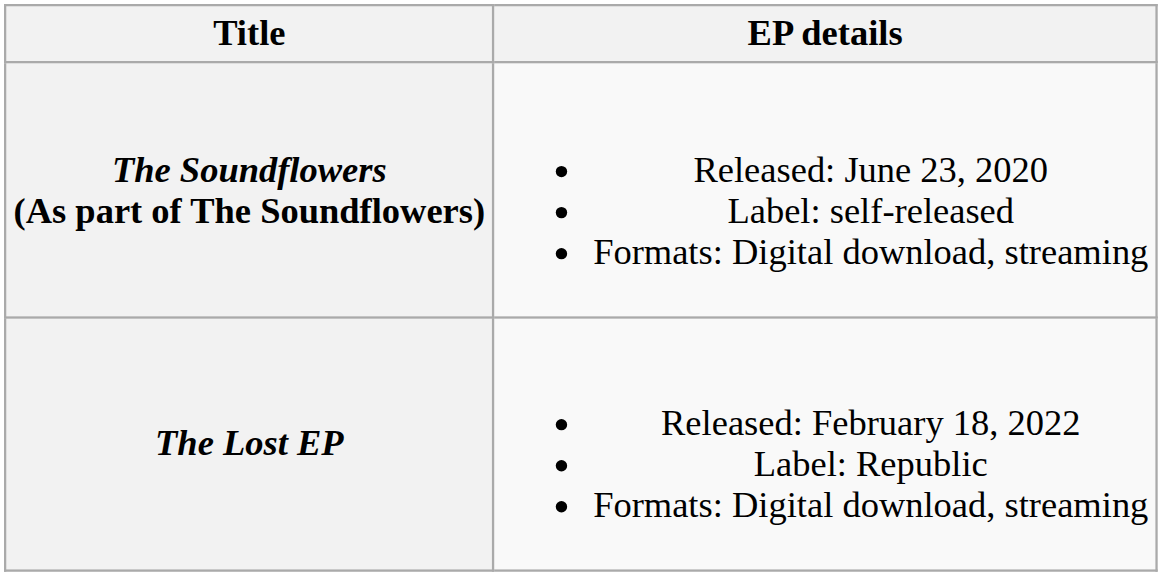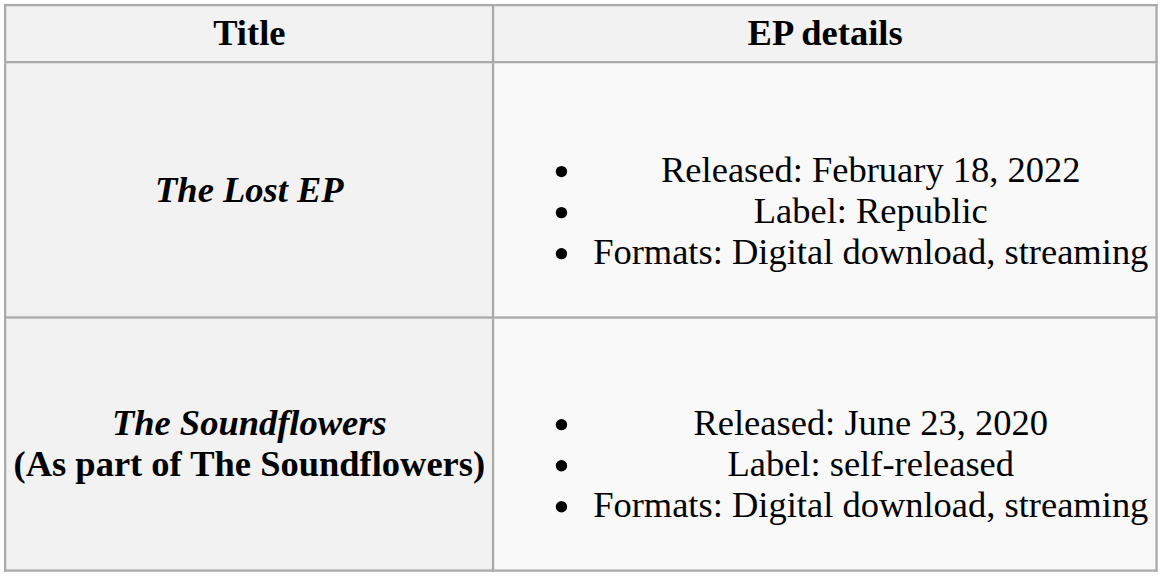rows swapped: (249, 189) <-> (249, 443)
